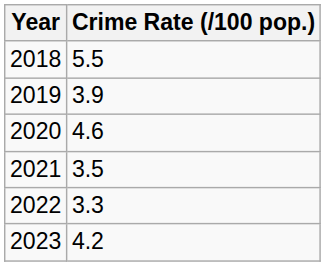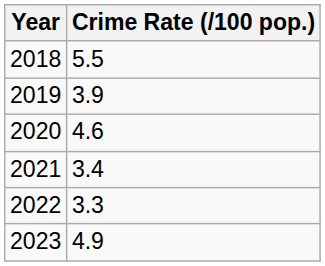(88, 168) 3.5 -> (88, 168) 3.4
(88, 242) 4.2 -> (88, 242) 4.9
